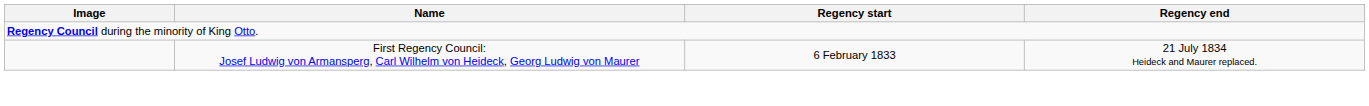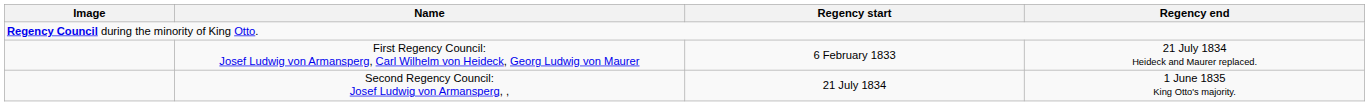+ row: (429, 85)
